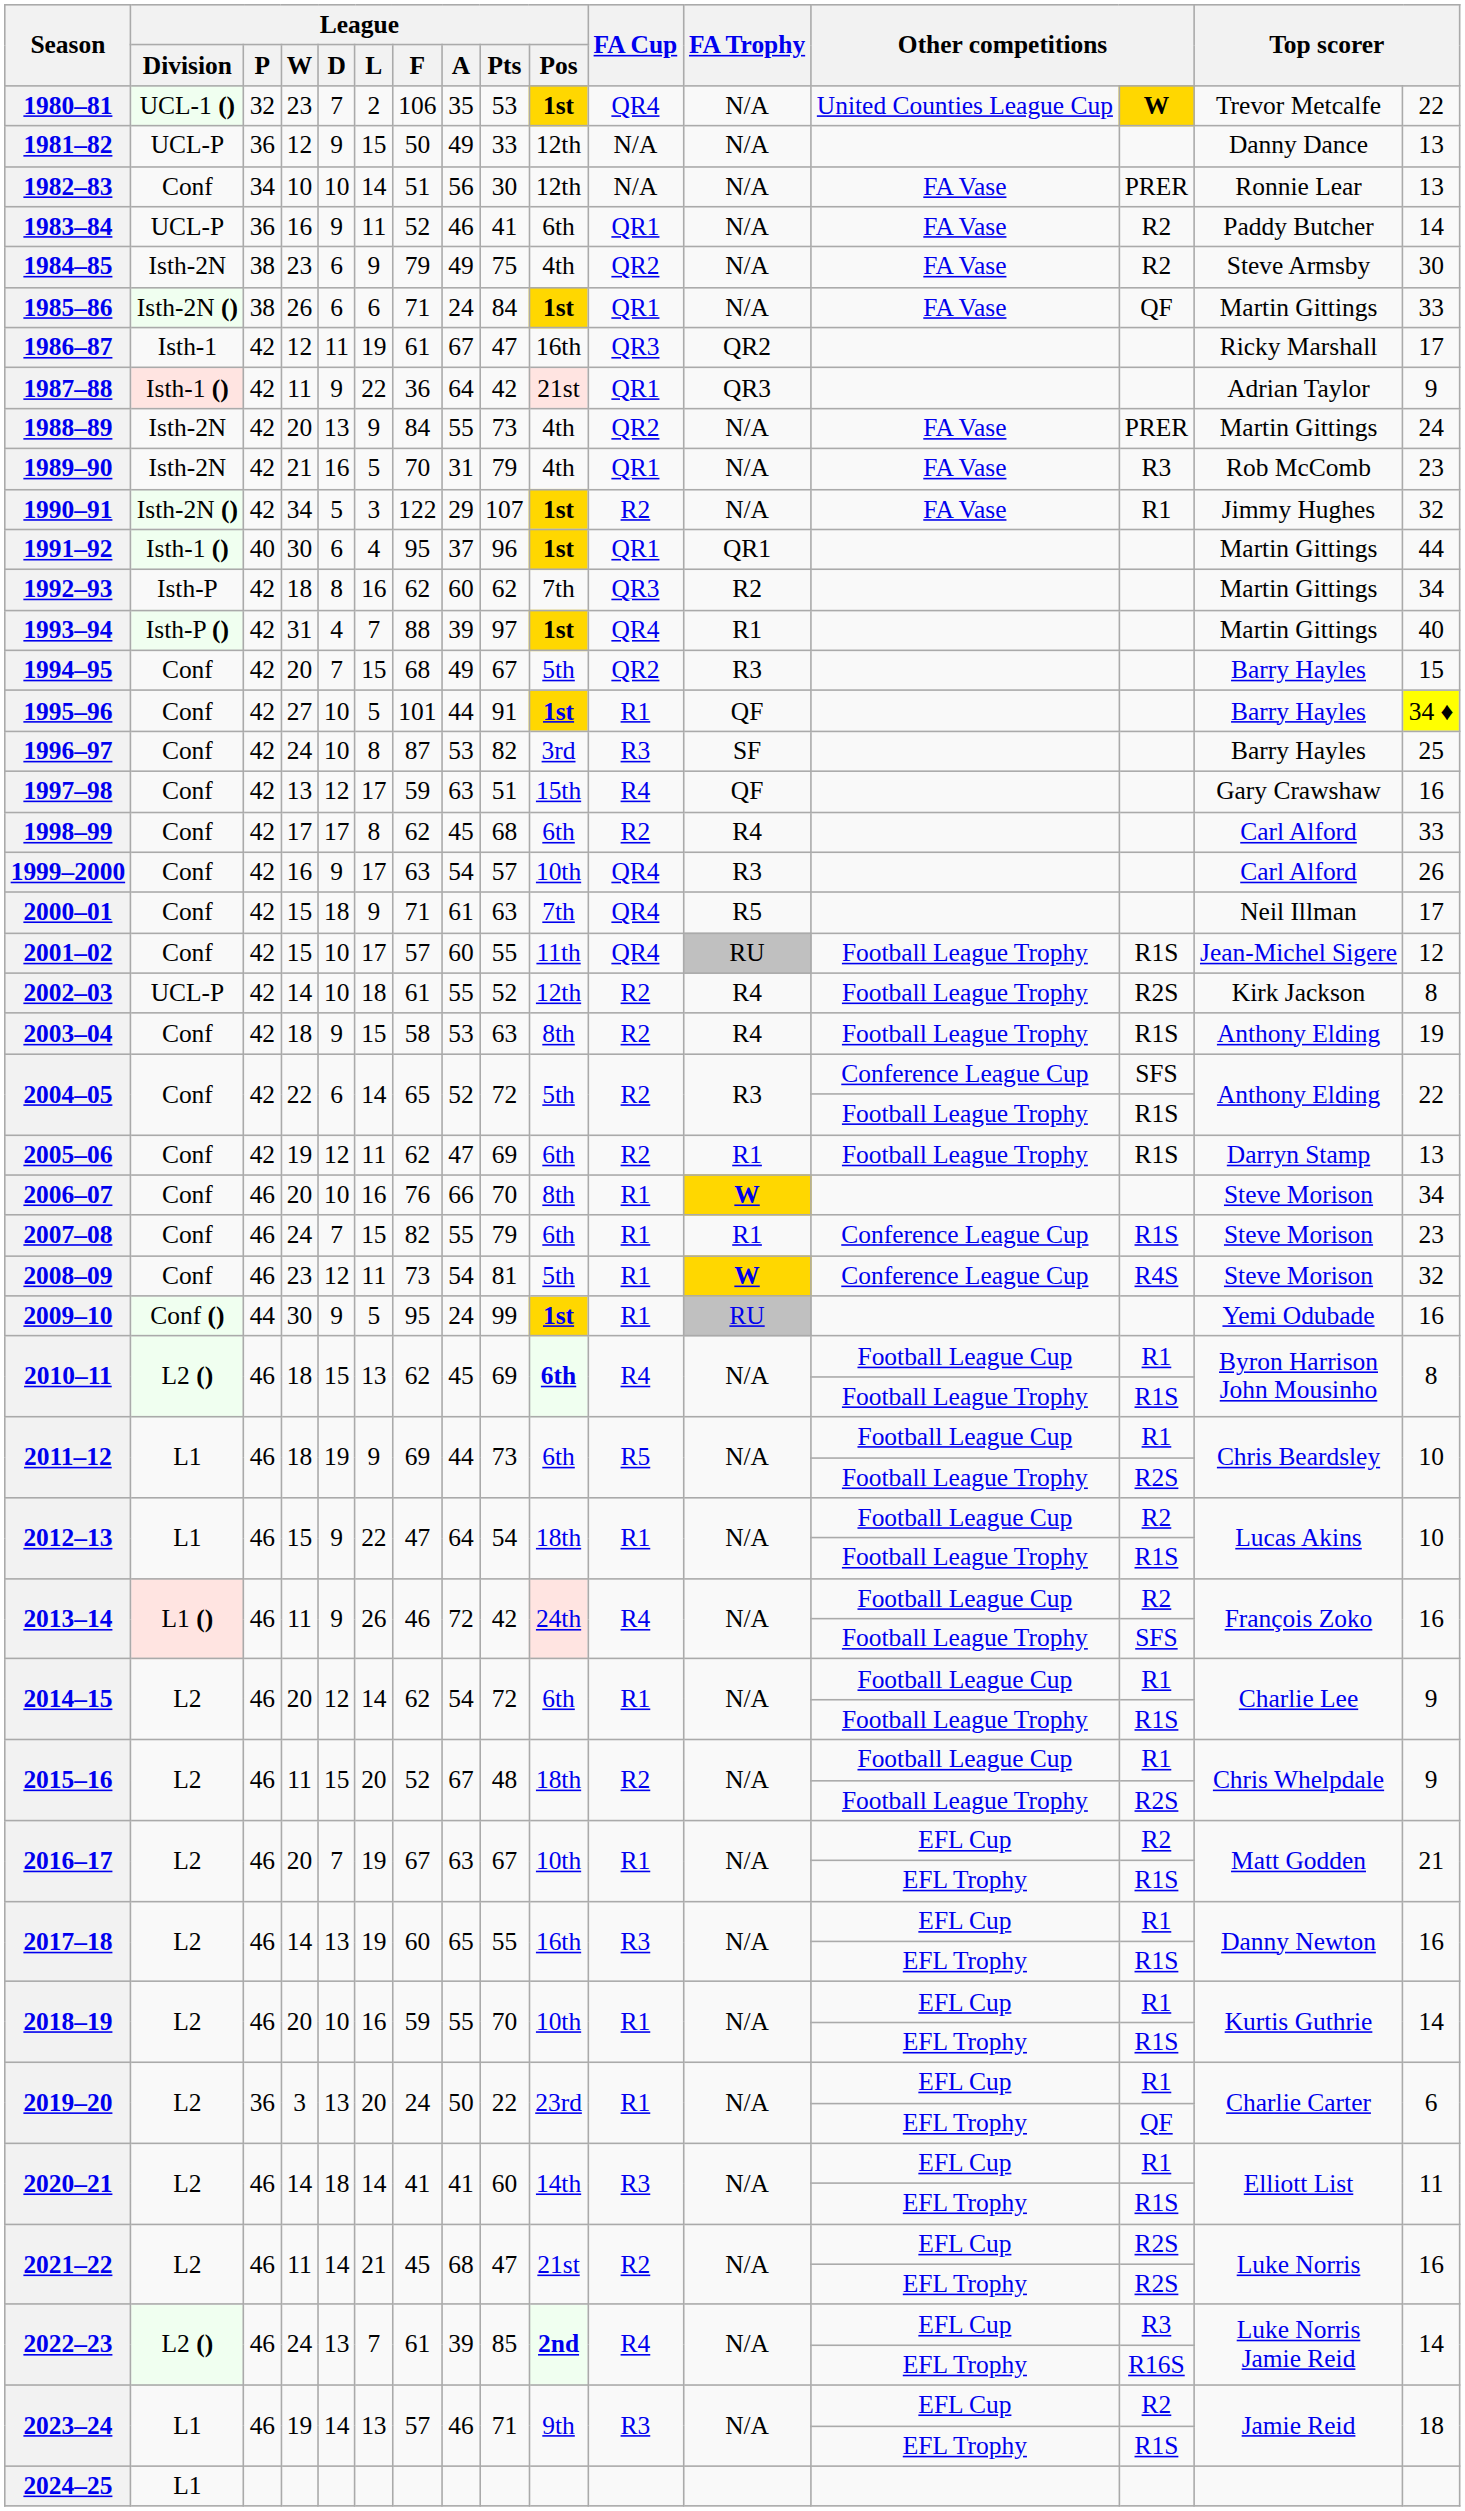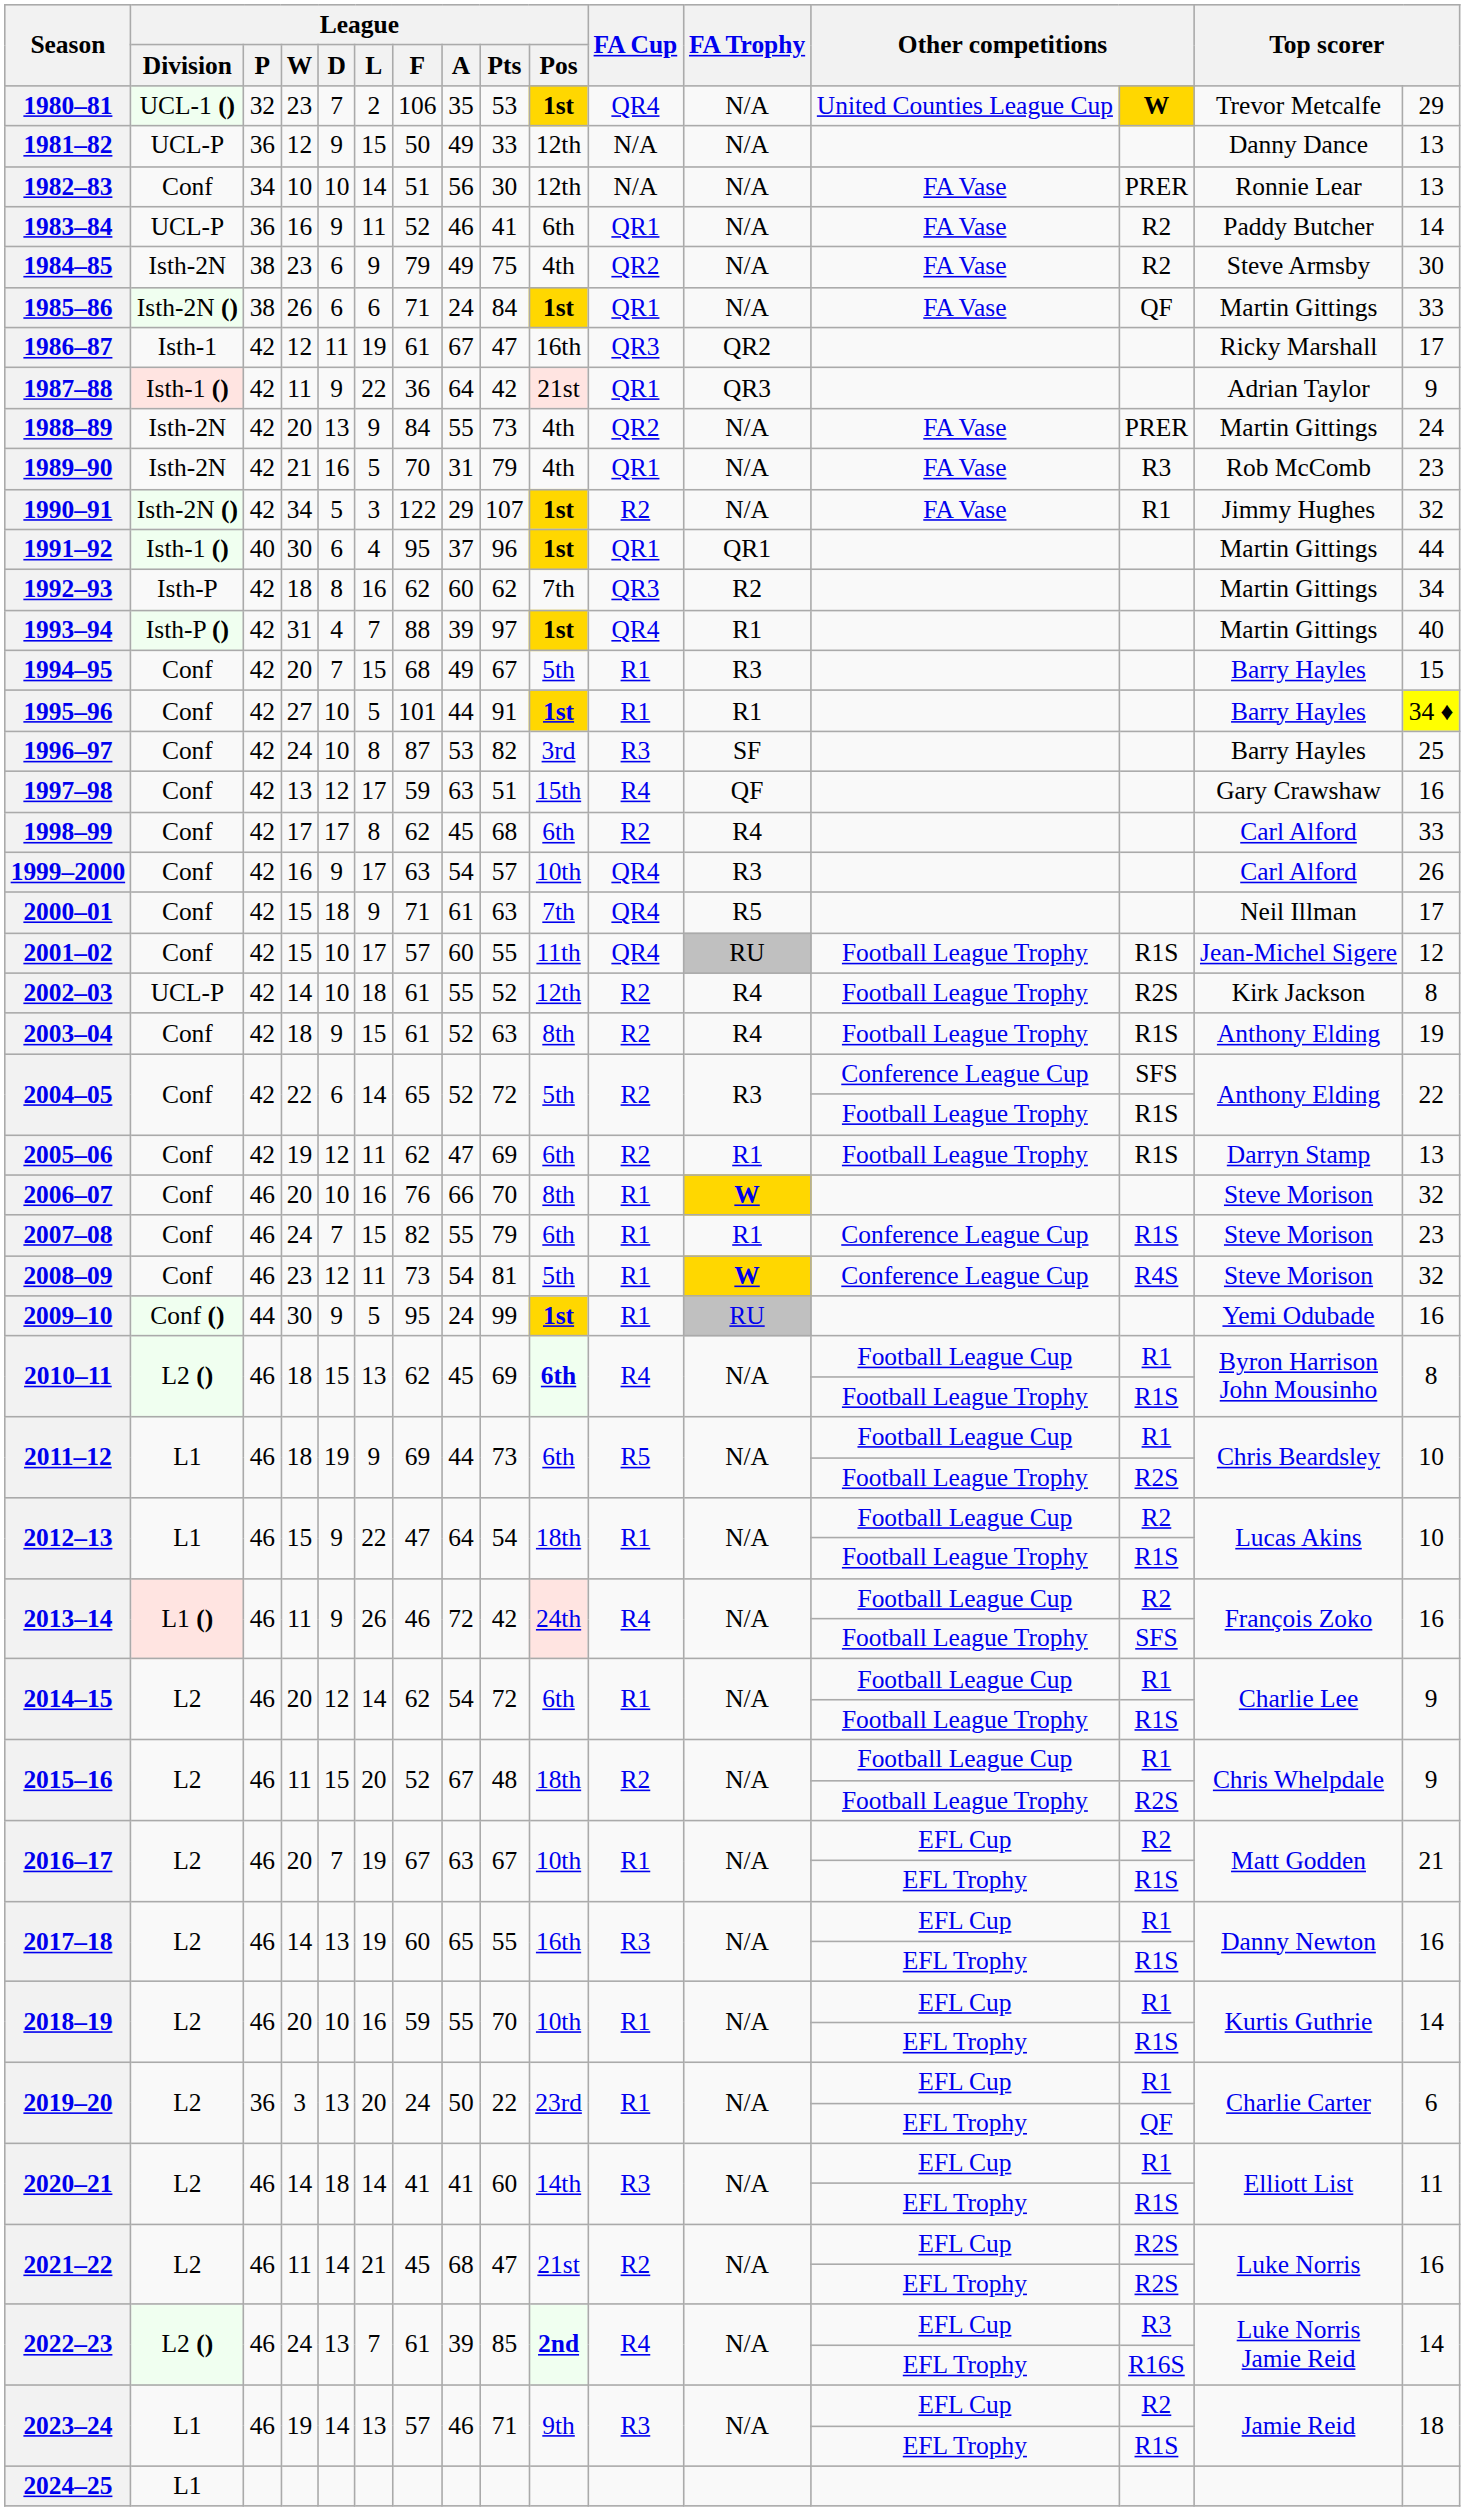(1431, 105) 22 -> (1431, 105) 29
(635, 670) QR2 -> (635, 670) R1
(747, 710) QF -> (747, 710) R1
(417, 1033) 58 -> (417, 1033) 61
(461, 1033) 53 -> (461, 1033) 52
(1431, 1194) 34 -> (1431, 1194) 32
